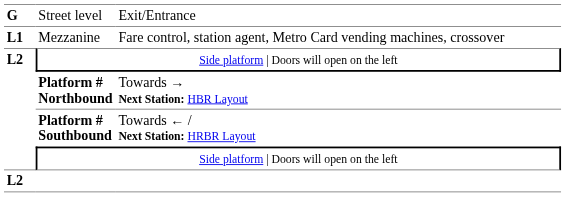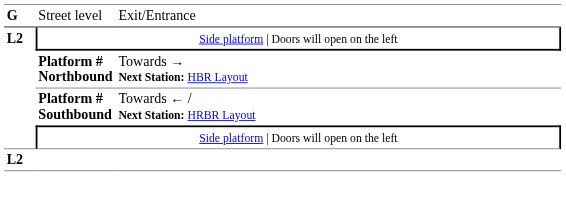- row: (69, 37)
